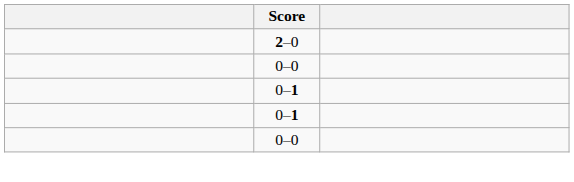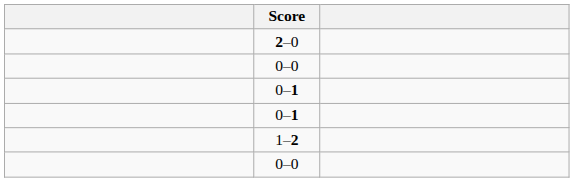+ row: (129, 140)
